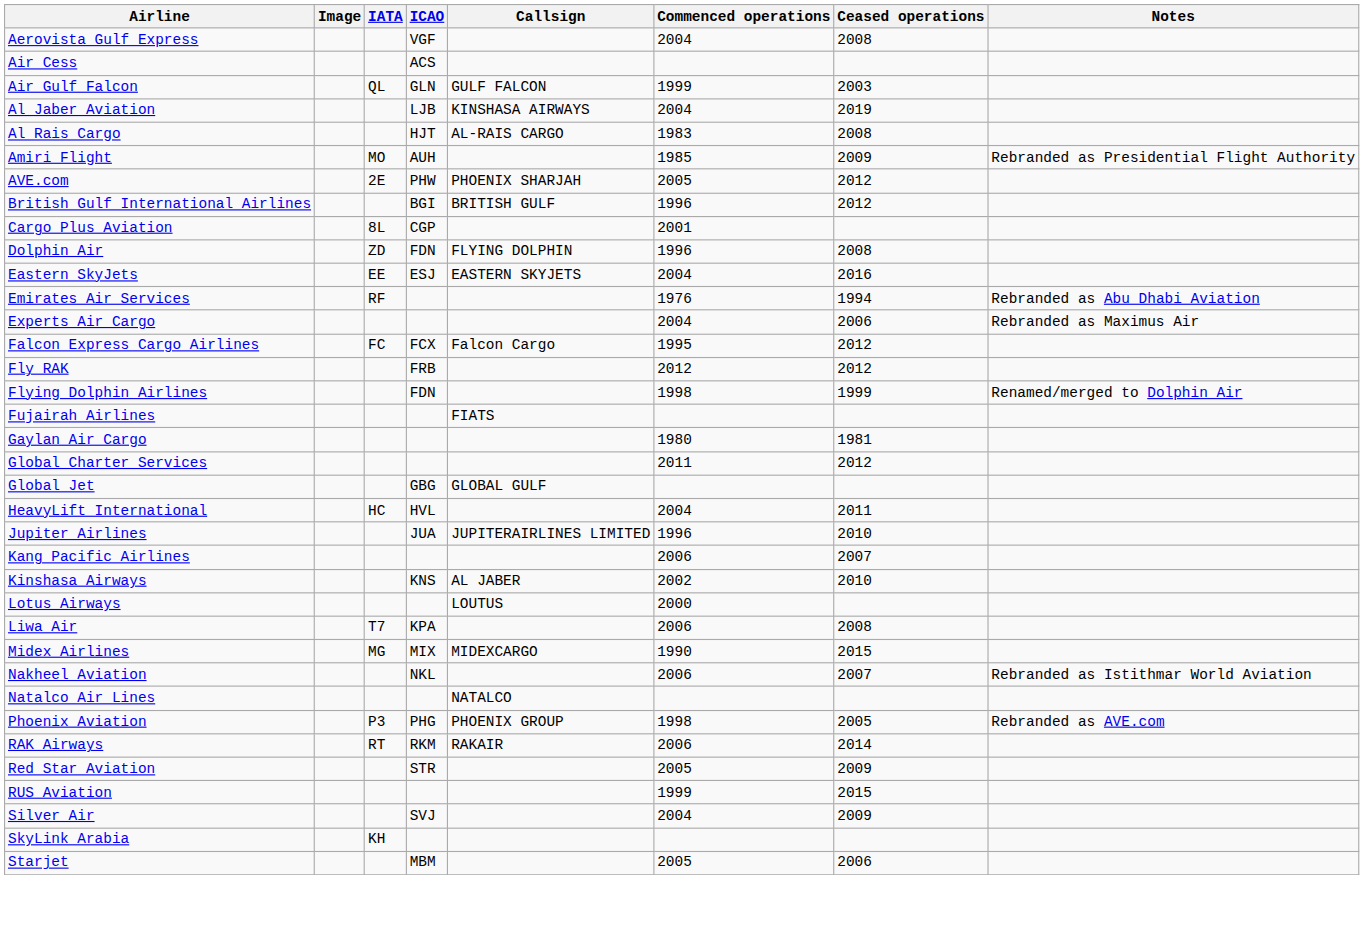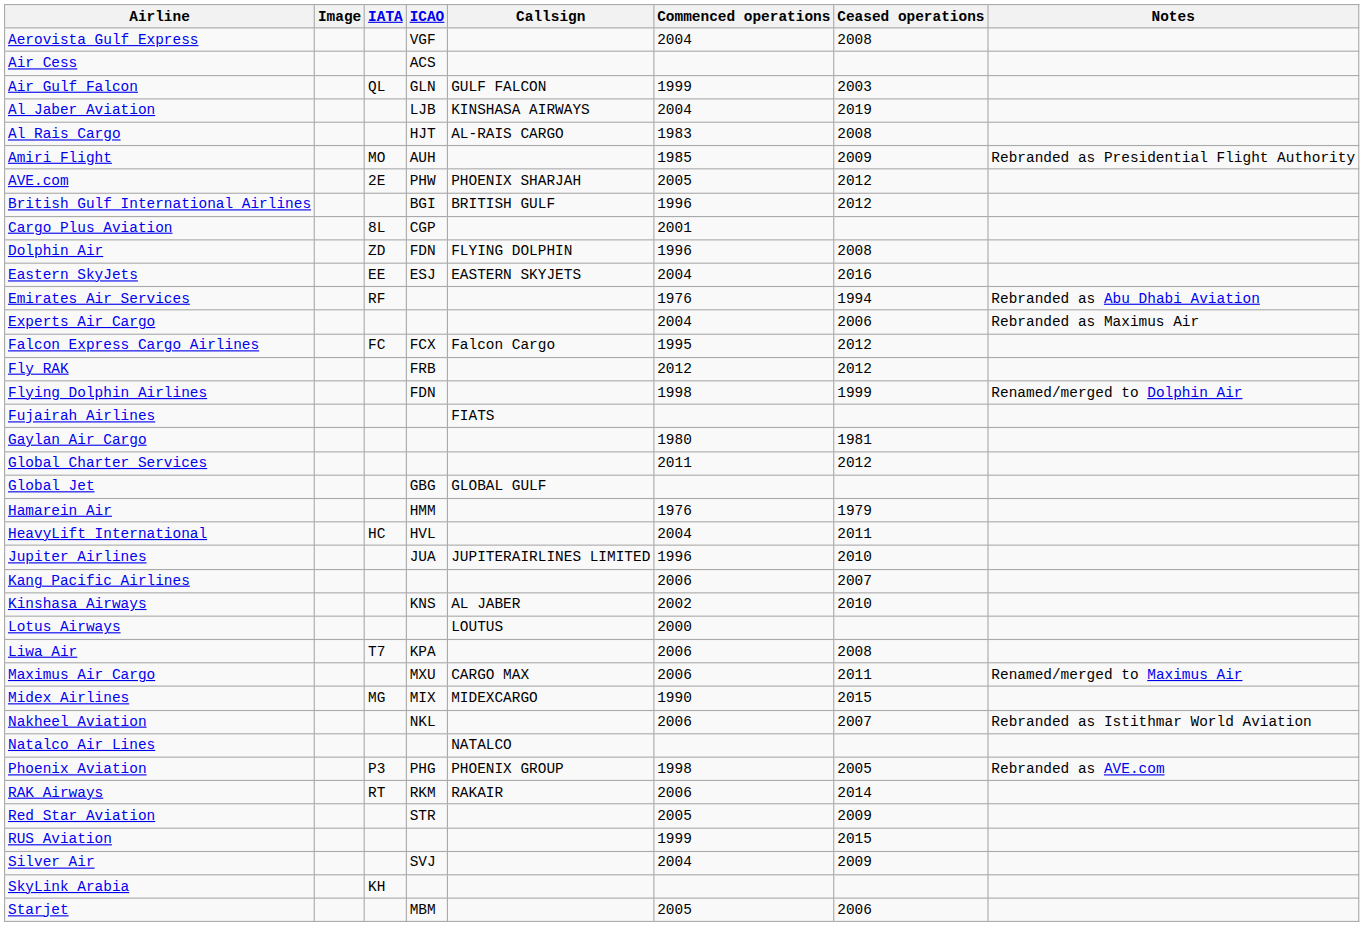+ row: (60, 510)
+ row: (82, 675)
